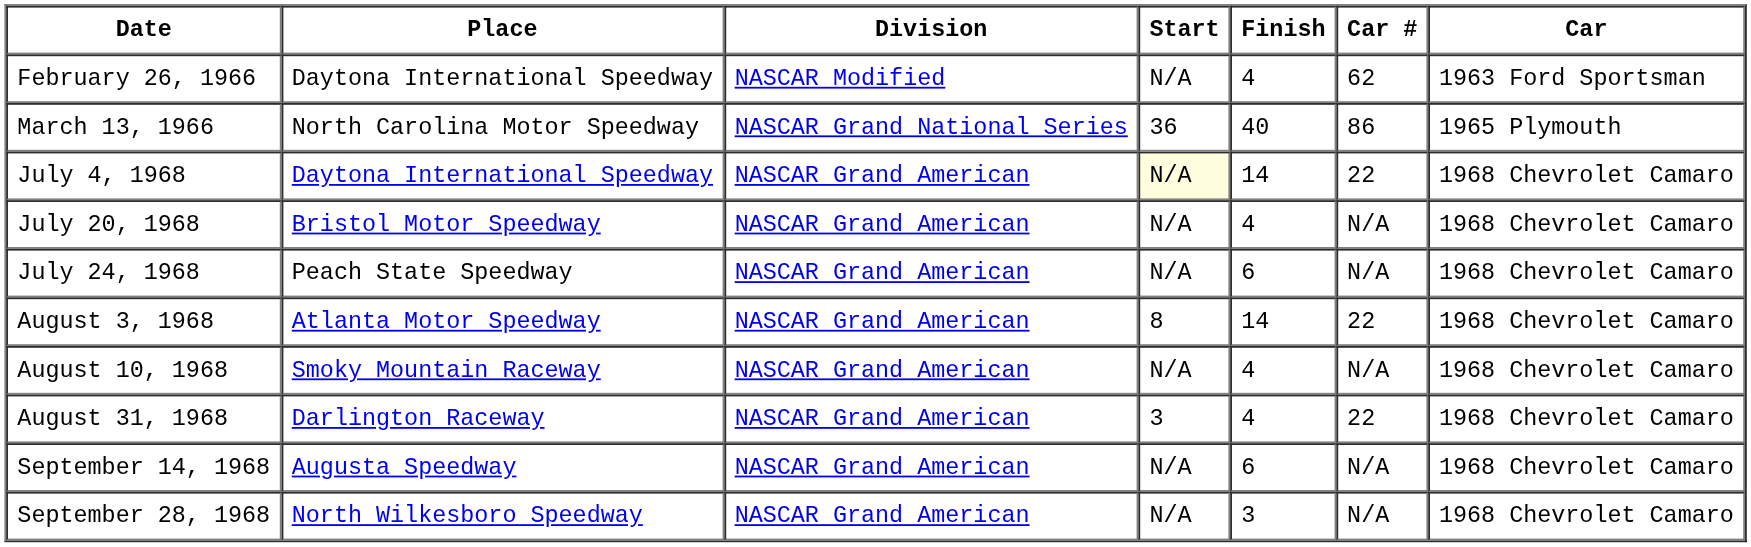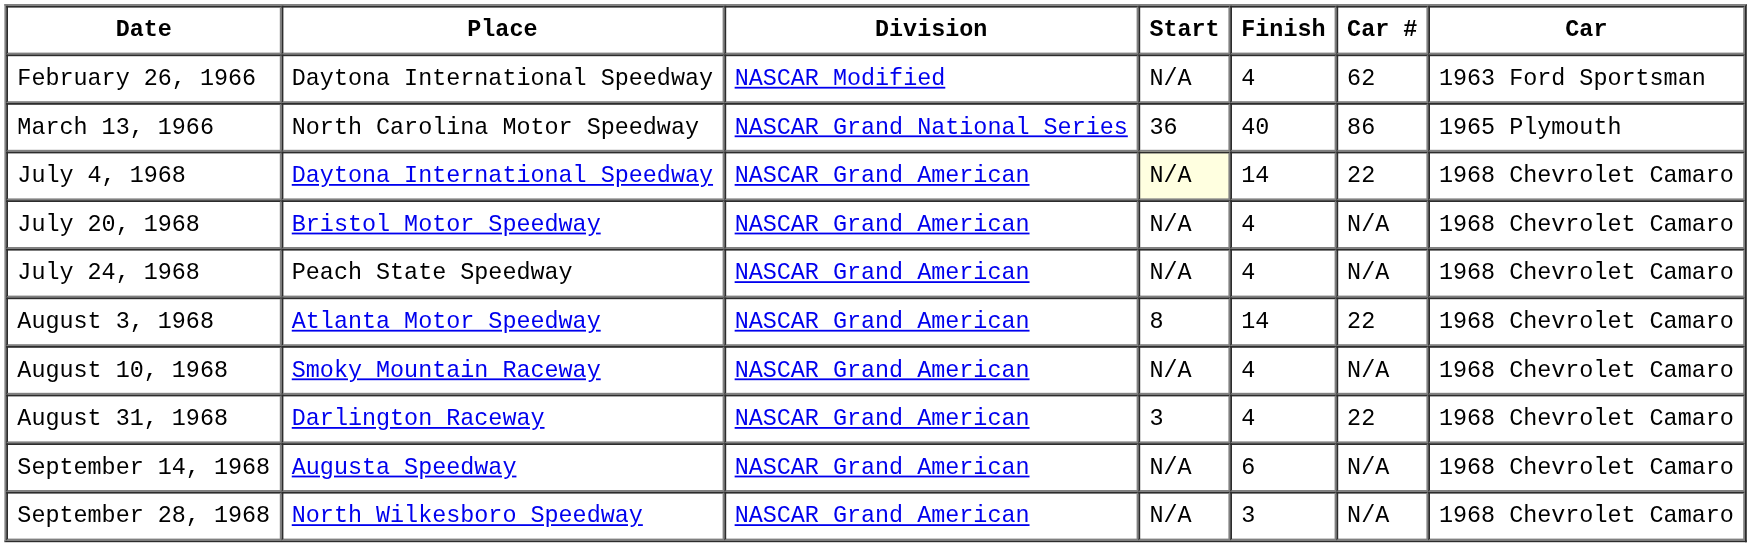(1248, 273) 6 -> (1248, 273) 4
